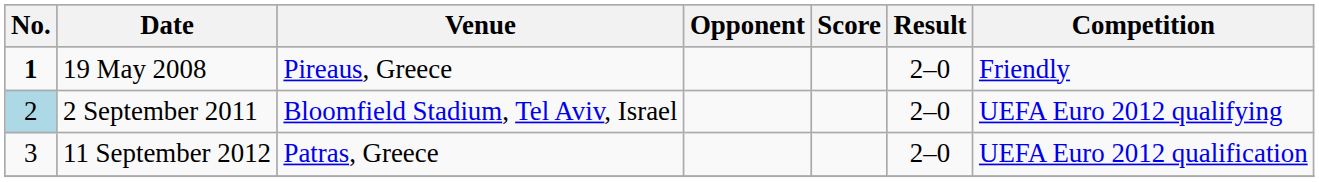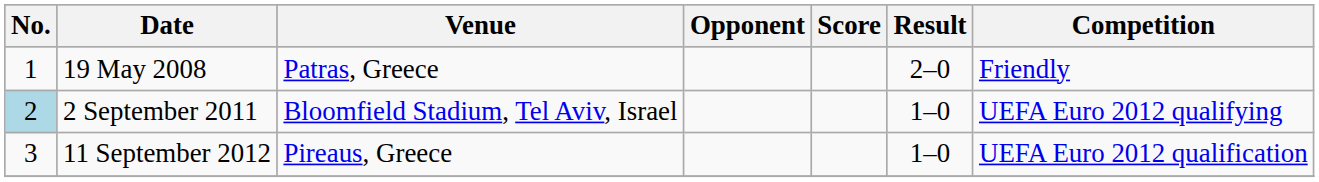(31, 68) bold -> (31, 68) normal
(368, 68) Pireaus, Greece -> (361, 68) Patras, Greece
(930, 111) 2–0 -> (930, 111) 1–0
(361, 153) Patras, Greece -> (368, 153) Pireaus, Greece
(930, 153) 2–0 -> (930, 153) 1–0
